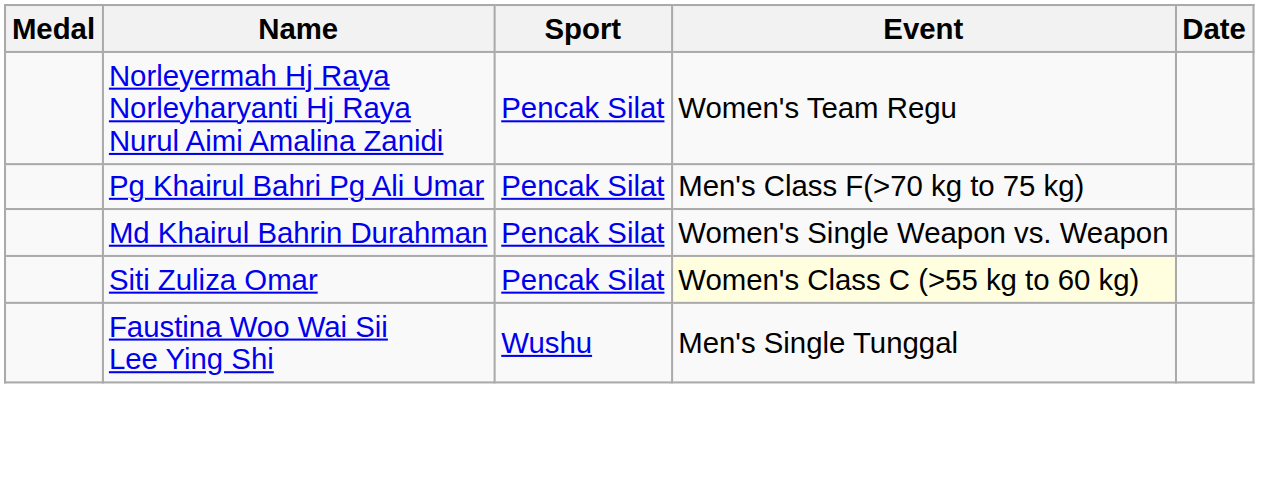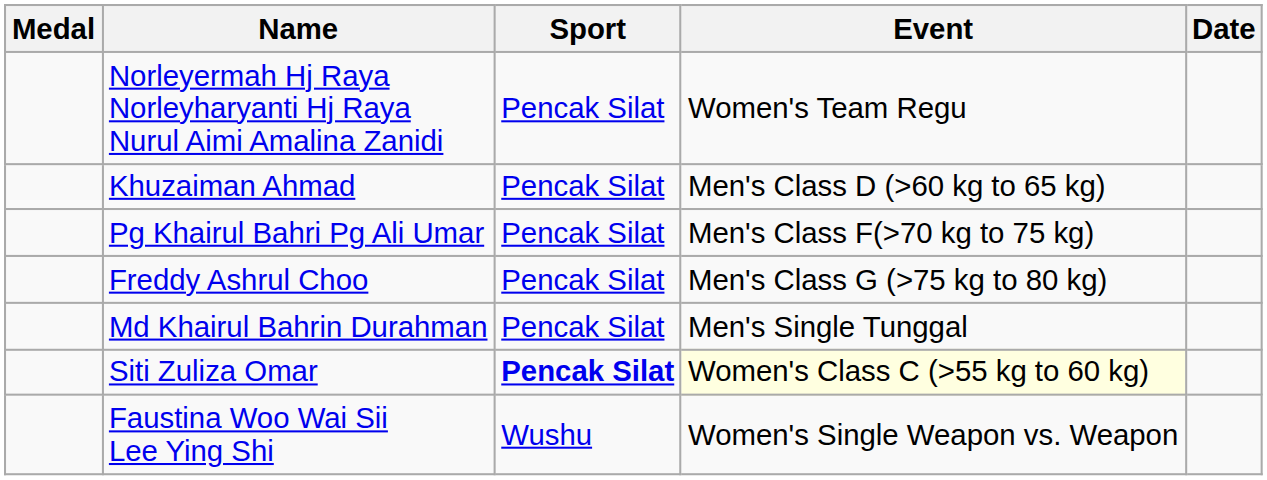+ row: (232, 187)
+ row: (239, 280)
(923, 233) Women's Single Weapon vs. Weapon -> (828, 326) Men's Single Tunggal
(583, 280) normal -> (588, 372) bold
(818, 342) Men's Single Tunggal -> (933, 435) Women's Single Weapon vs. Weapon
